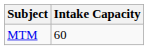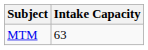(60, 34) 60 -> (60, 34) 63
